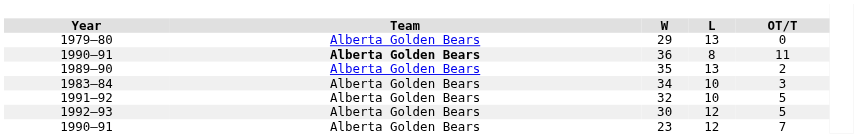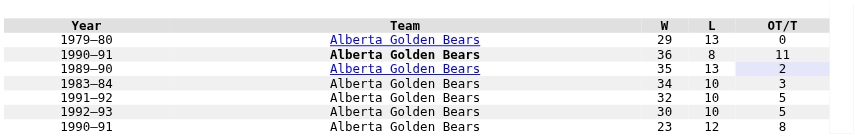(783, 69) no background -> (783, 69) lavender background
(712, 112) 12 -> (712, 112) 10
(783, 126) 7 -> (783, 126) 8
